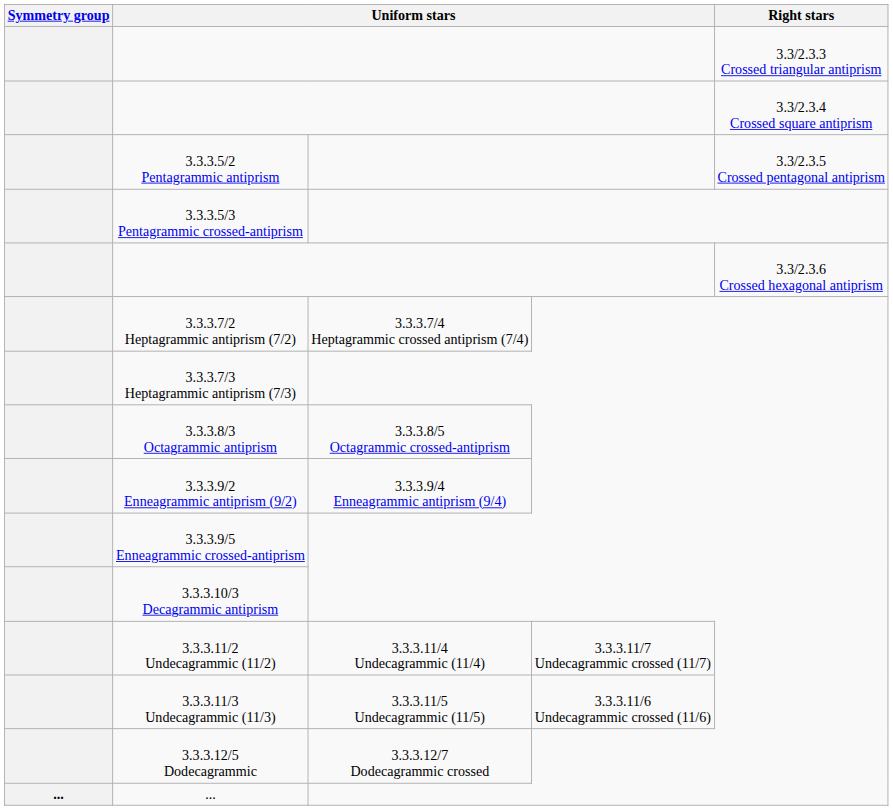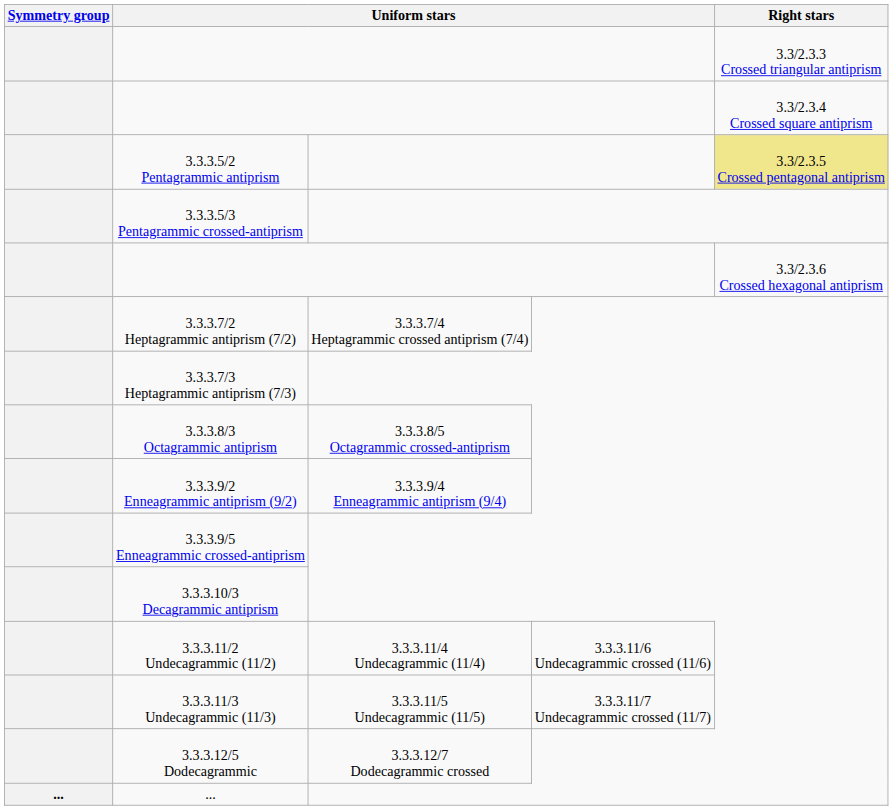(801, 169) no background -> (801, 169) khaki background
(623, 655) 3.3.3.11/7 Undecagrammic crossed (11/7) -> (623, 655) 3.3.3.11/6 Undecagrammic crossed (11/6)
(623, 709) 3.3.3.11/6 Undecagrammic crossed (11/6) -> (623, 709) 3.3.3.11/7 Undecagrammic crossed (11/7)
